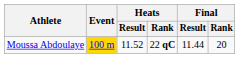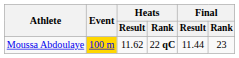(132, 45) 11.52 -> (132, 45) 11.62
(222, 45) 20 -> (222, 45) 23
